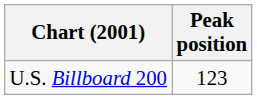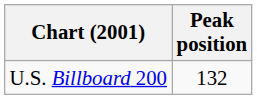(212, 77) 123 -> (212, 77) 132
